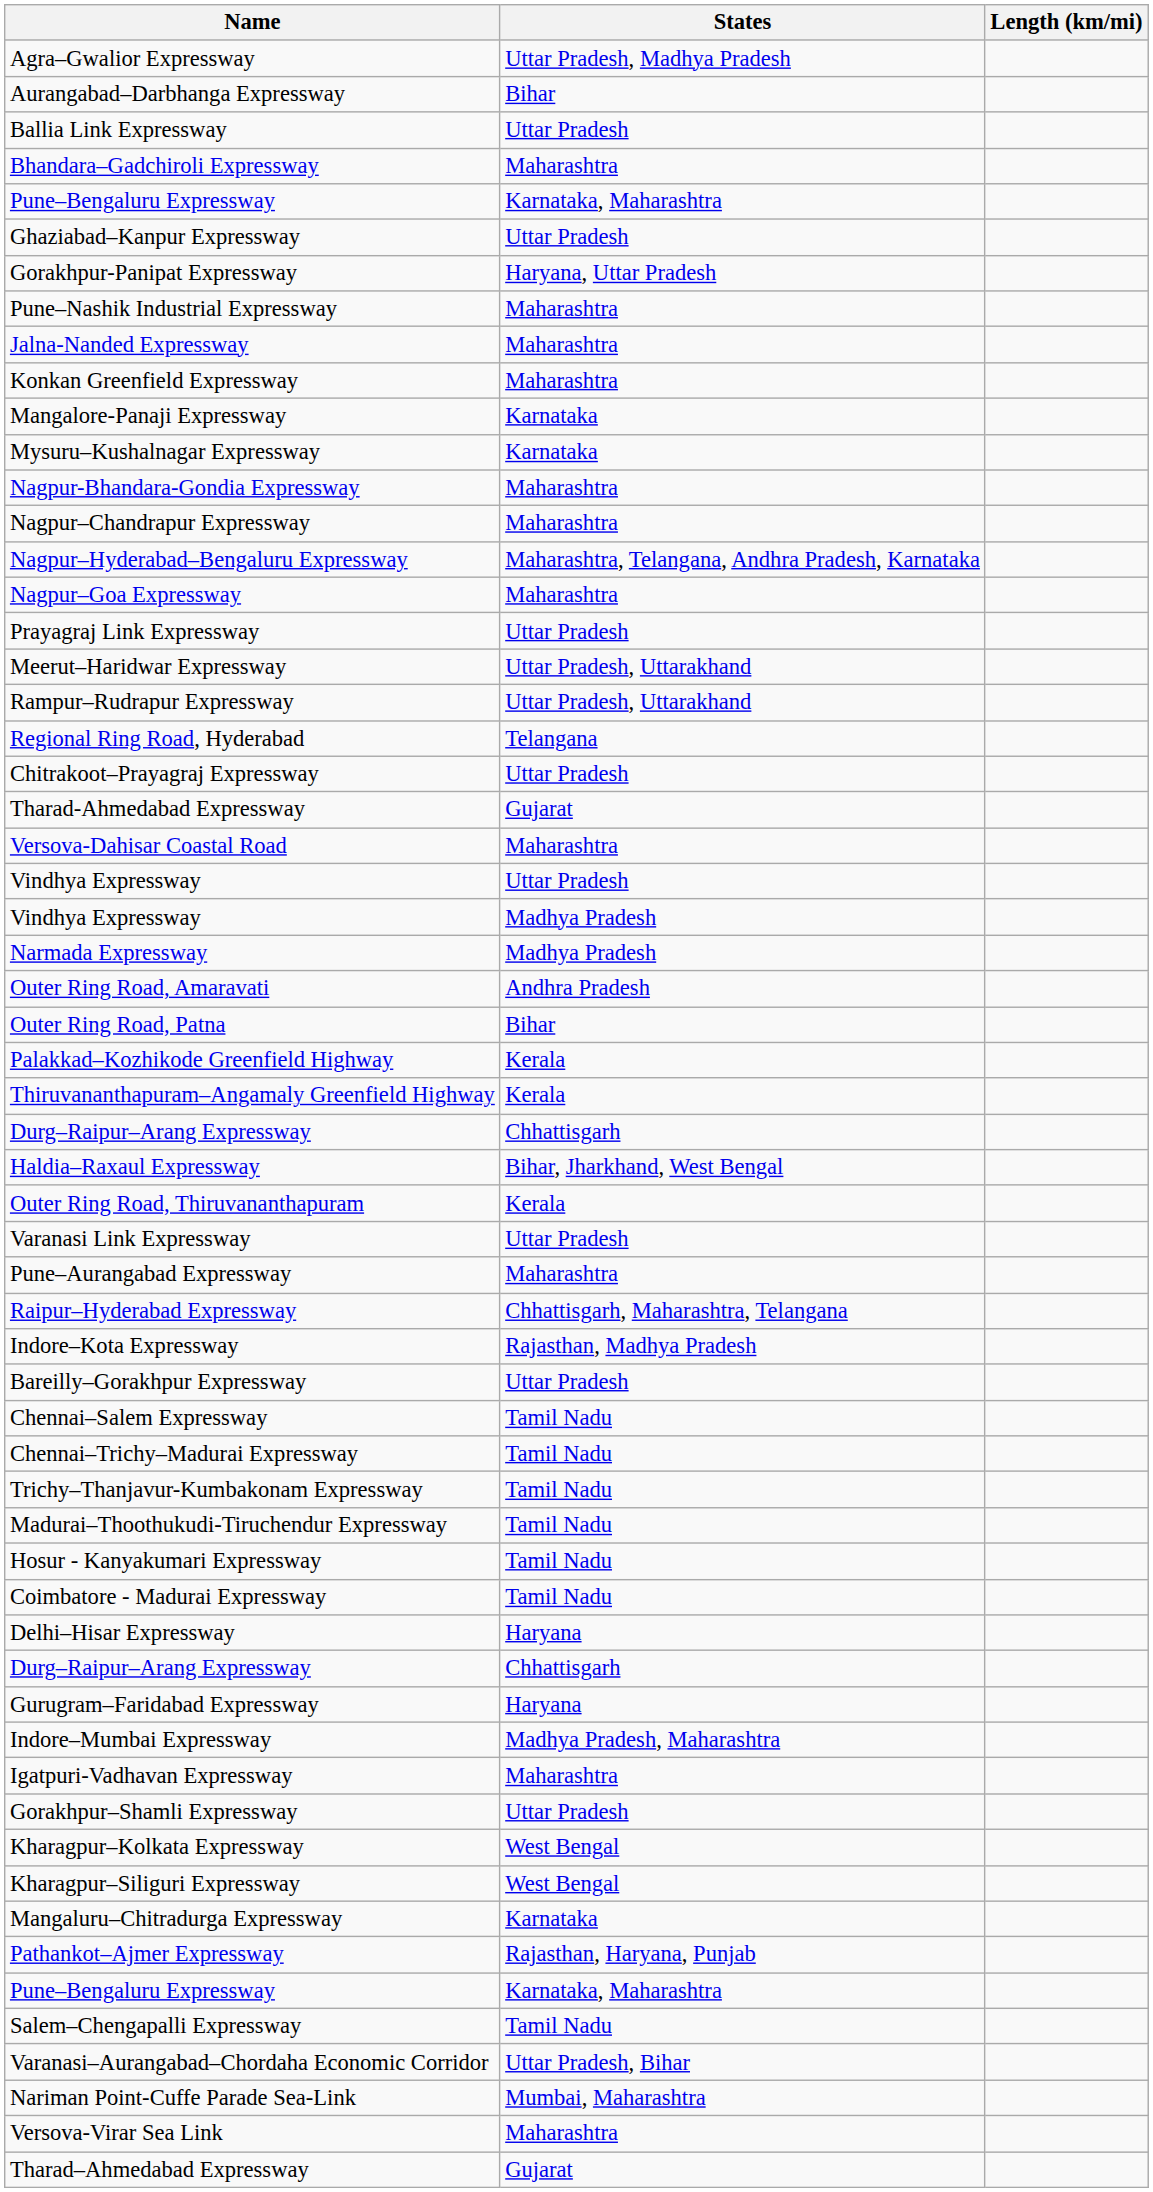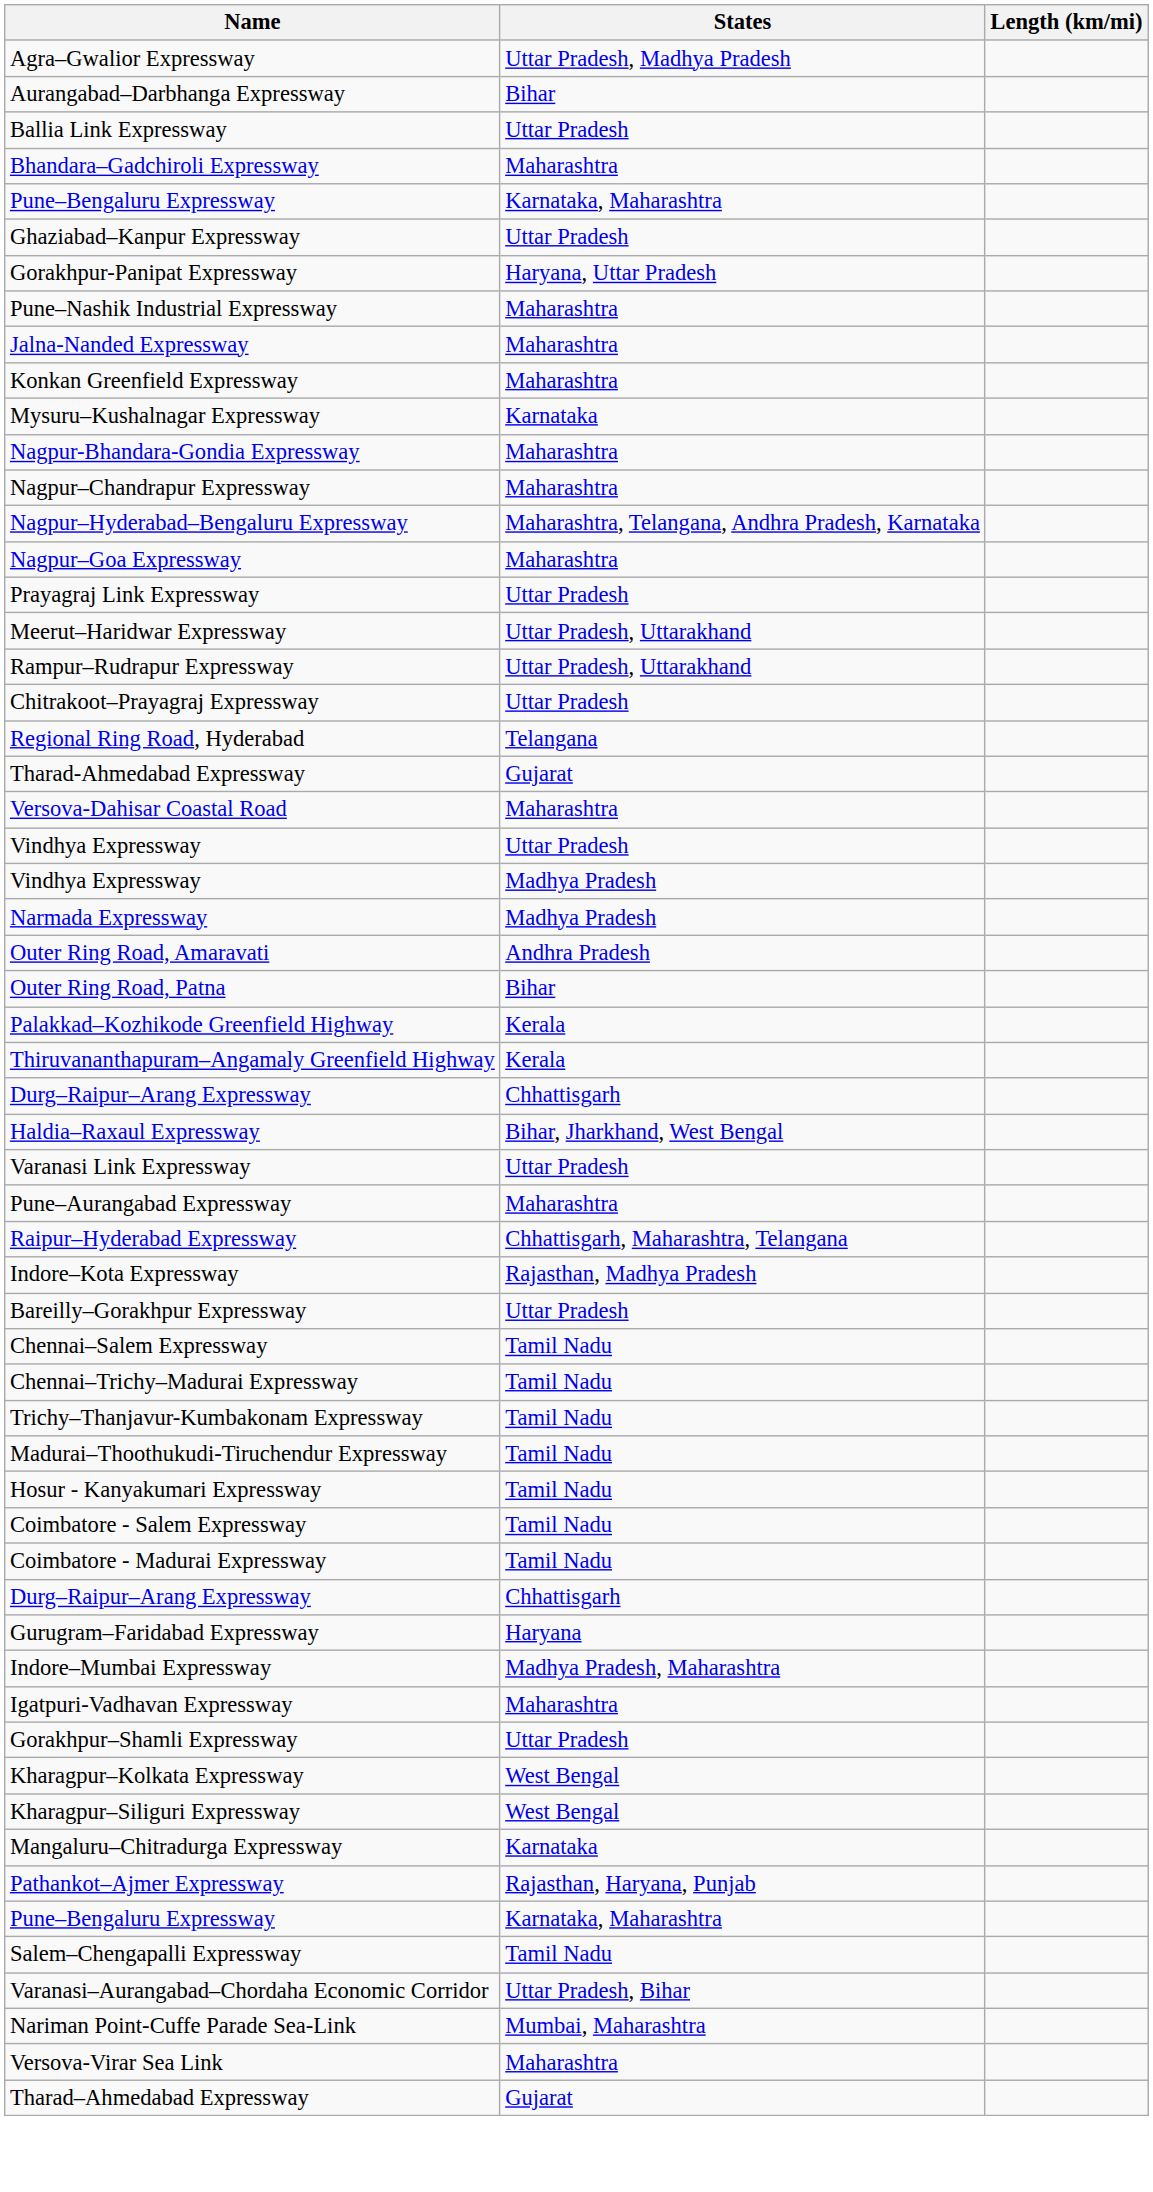- row: (148, 415)
rows swapped: (157, 737) <-> (164, 773)
- row: (187, 1203)
+ row: (158, 1525)
- row: (122, 1632)
